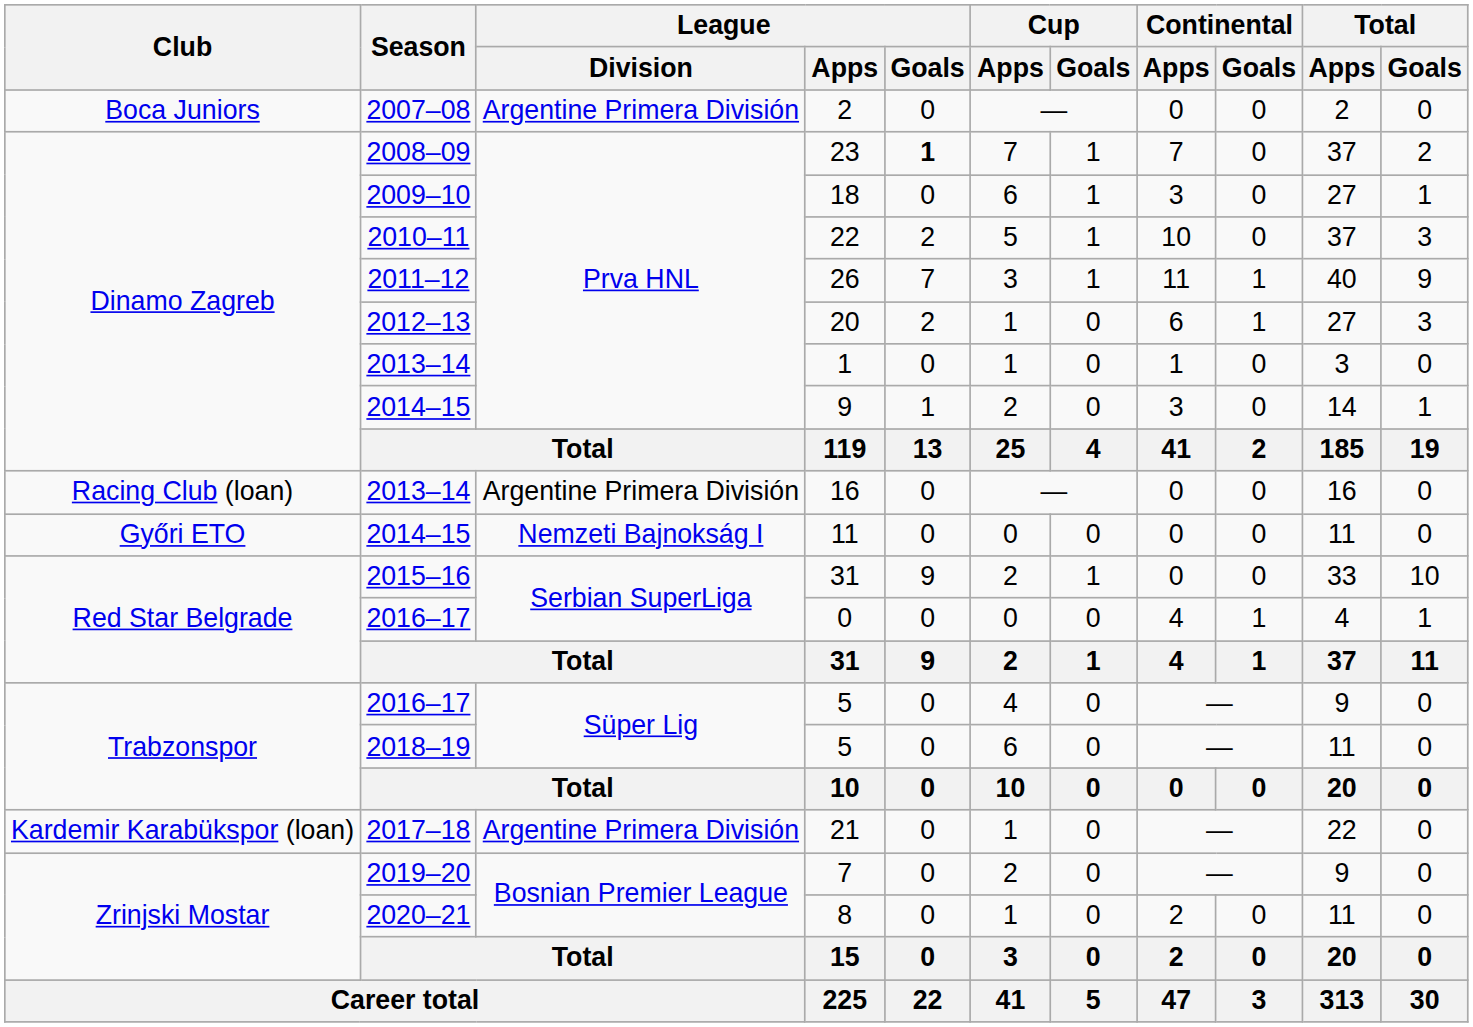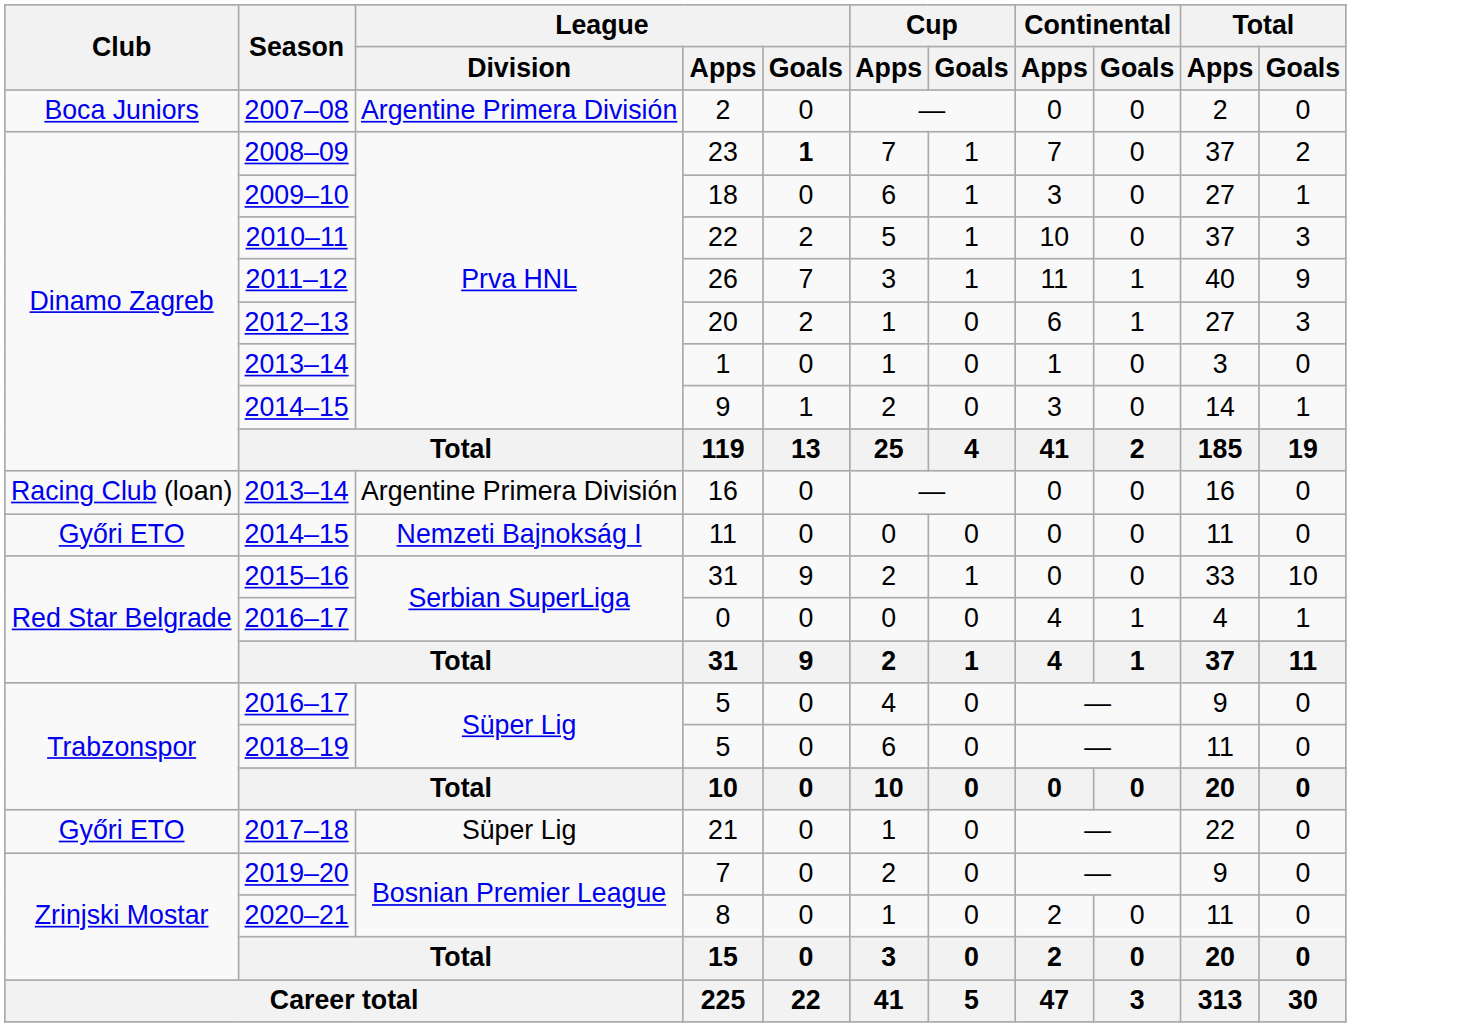(183, 830) Kardemir Karabükspor (loan) -> (122, 830) Győri ETO
(641, 830) Argentine Primera División -> (519, 830) Süper Lig
